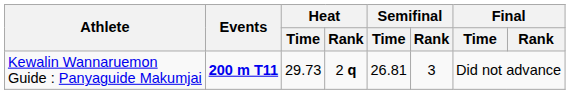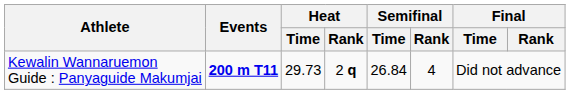(389, 70) 26.81 -> (389, 70) 26.84
(432, 70) 3 -> (432, 70) 4
